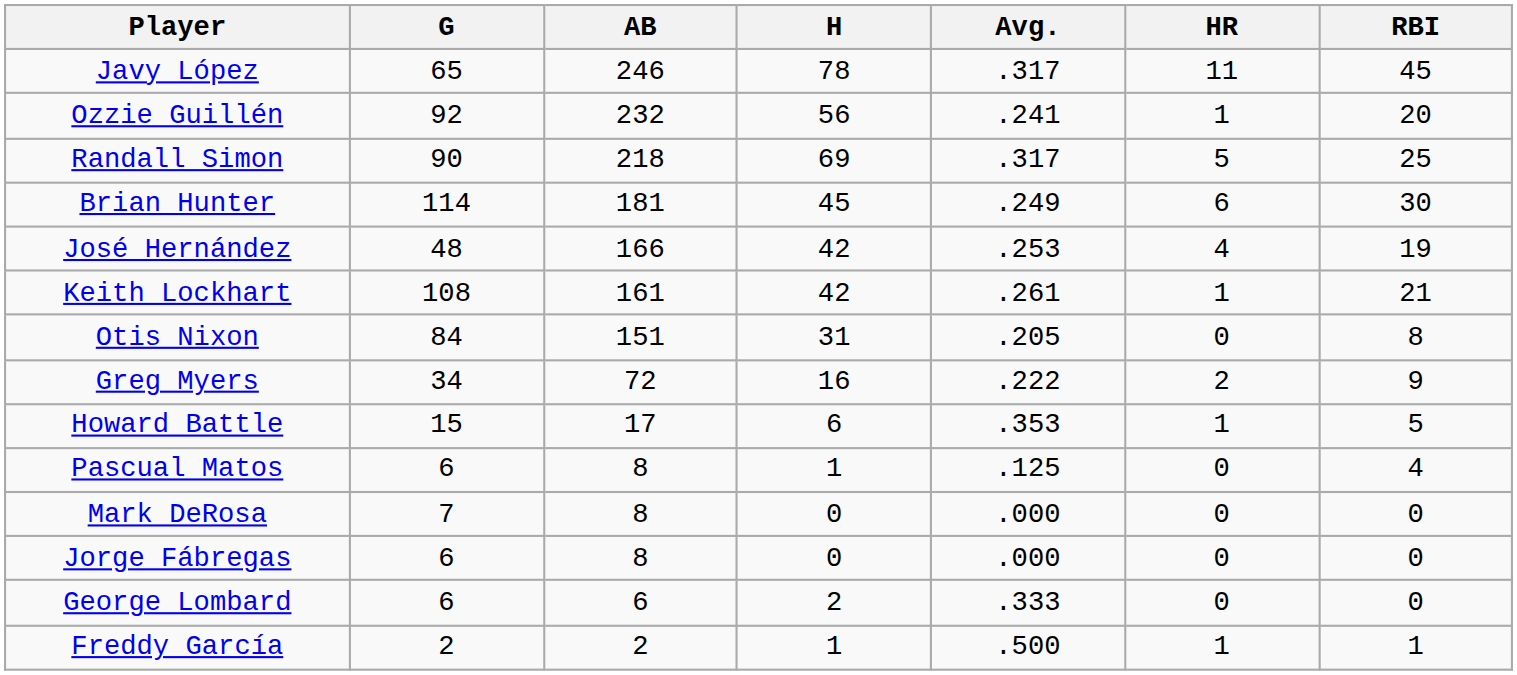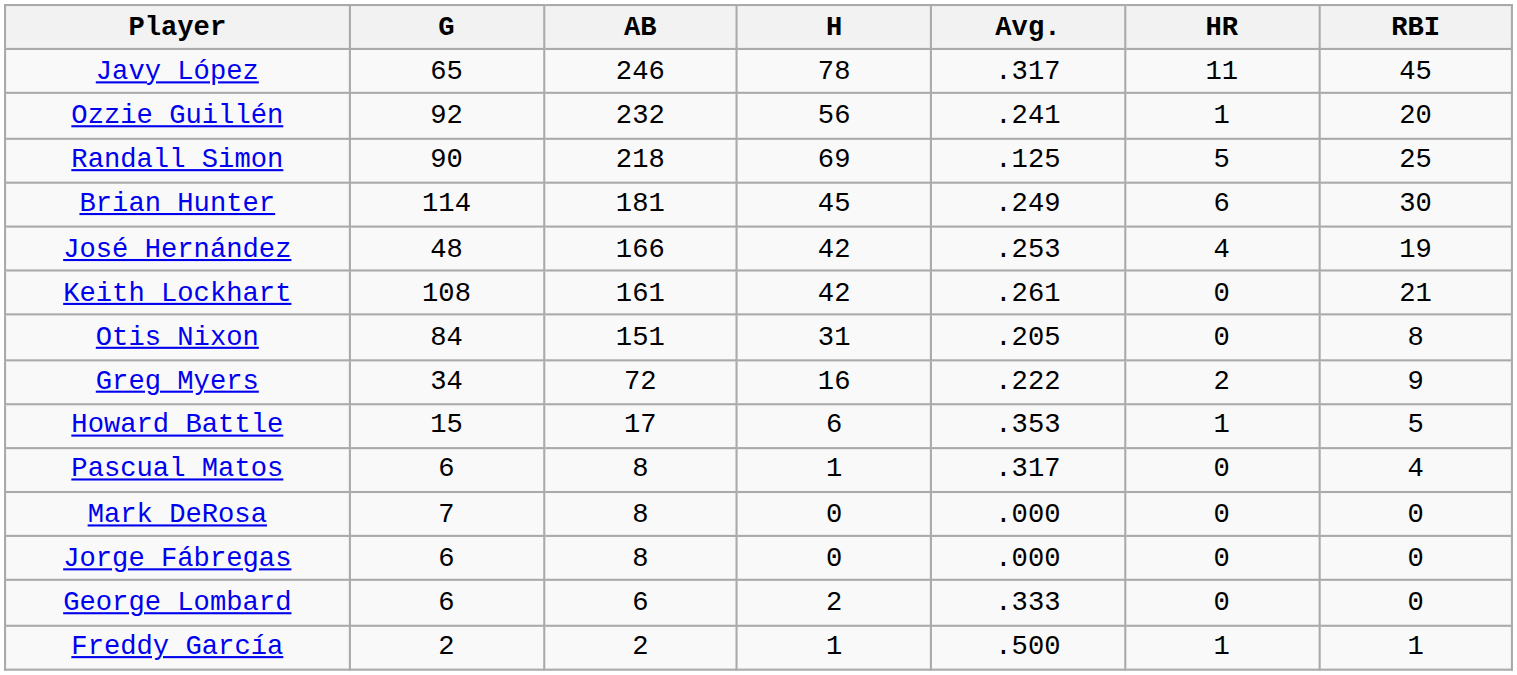(1028, 160) .317 -> (1028, 160) .125
(1222, 293) 1 -> (1222, 293) 0
(1028, 470) .125 -> (1028, 470) .317
